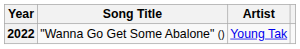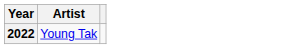- column: (132, 14)
